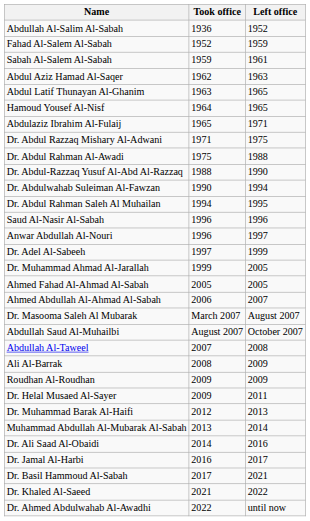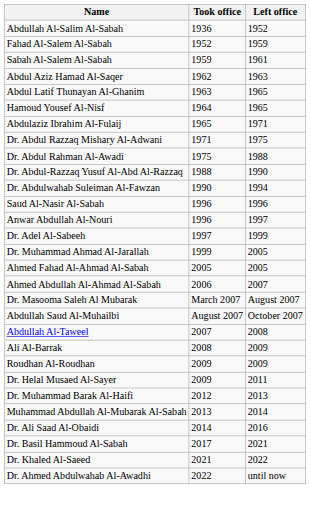- row: (84, 204)
- row: (45, 460)
